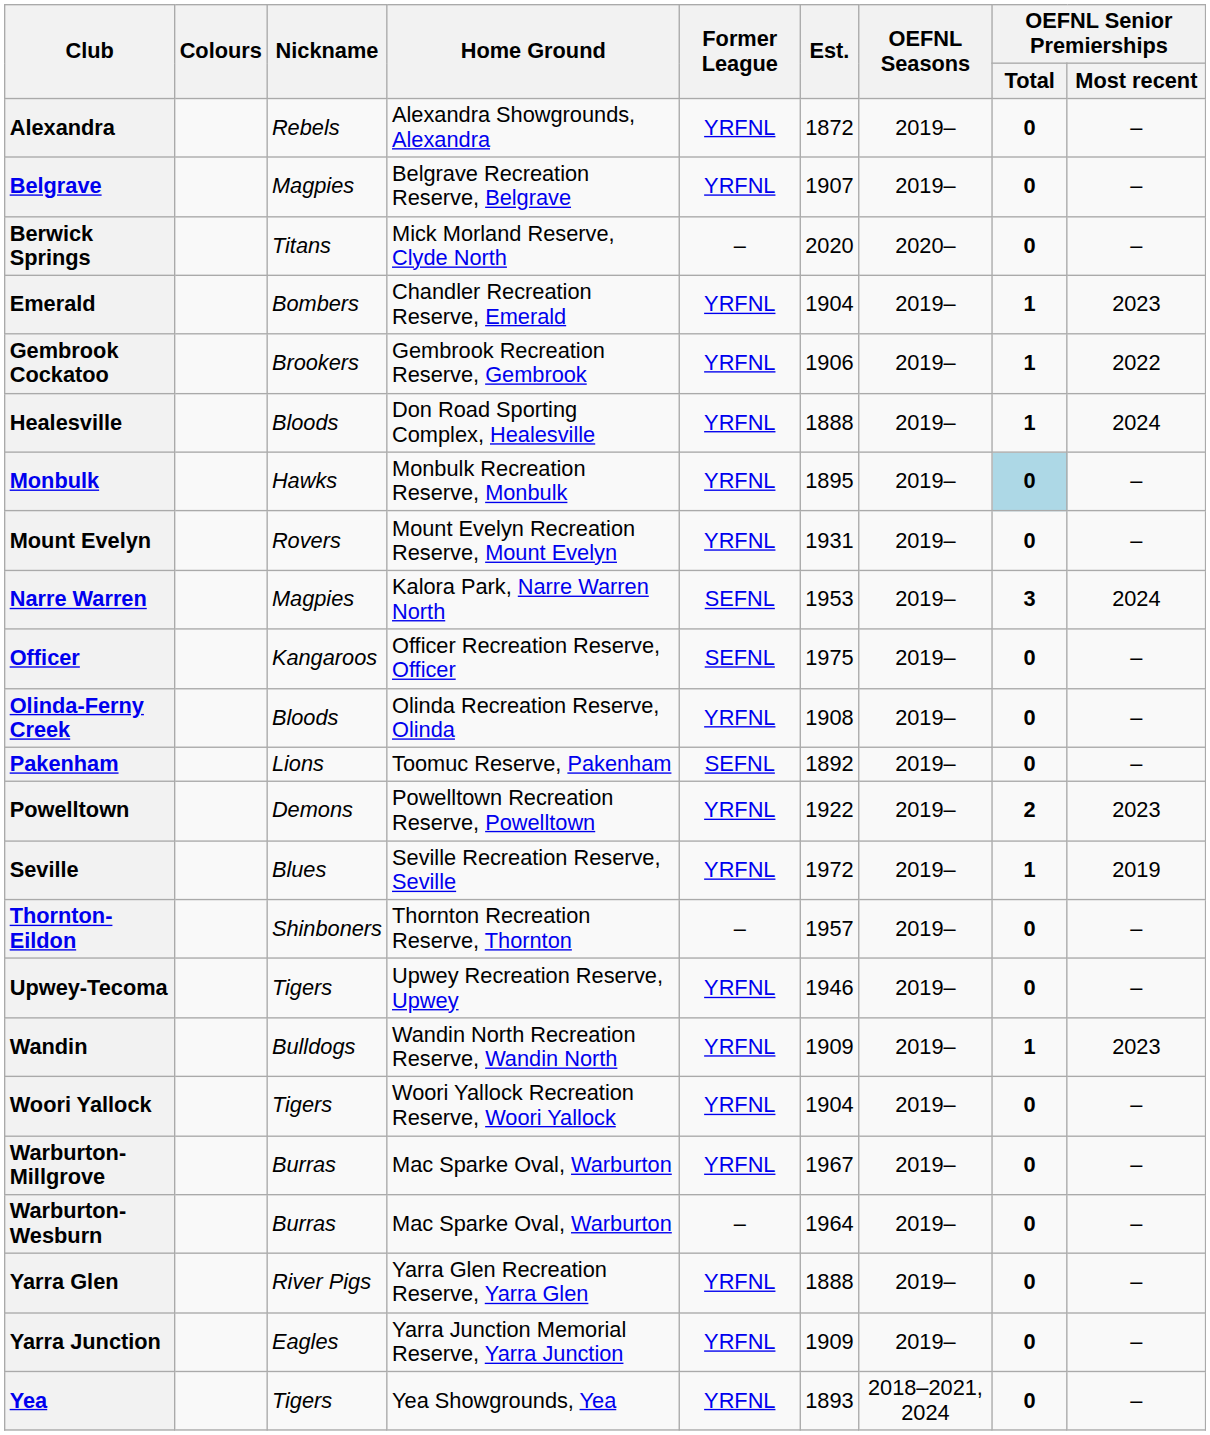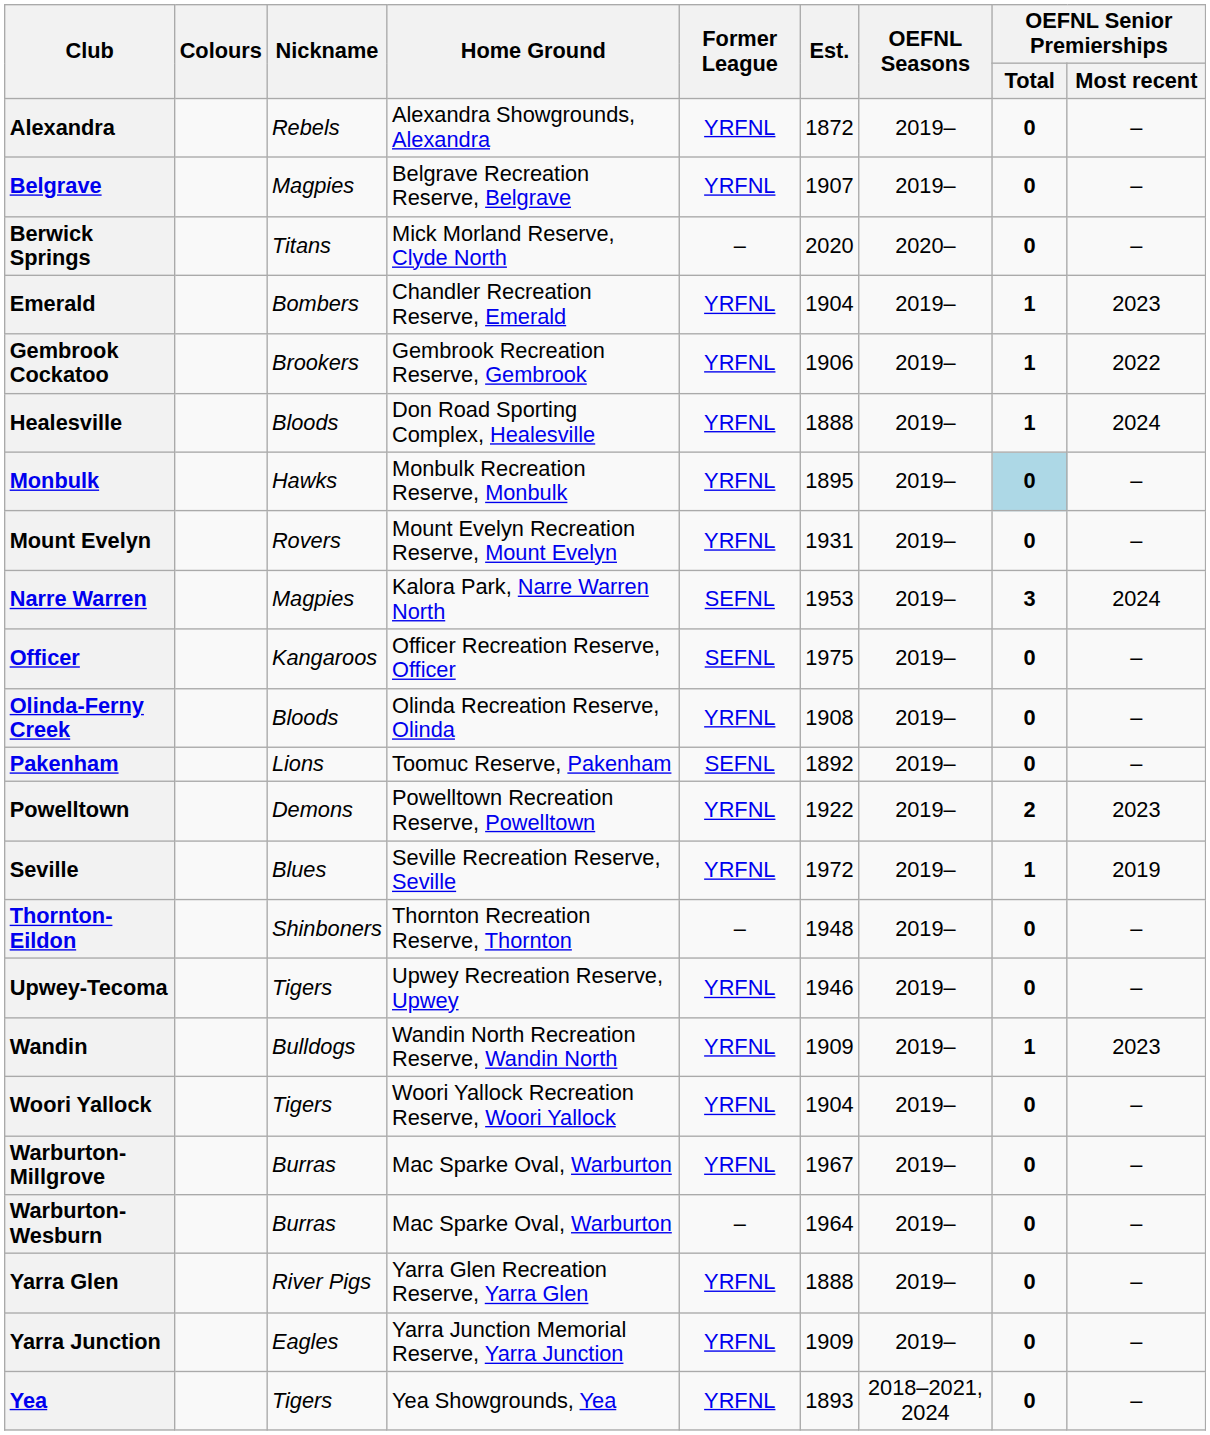(829, 928) 1957 -> (829, 928) 1948
